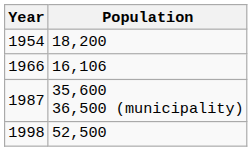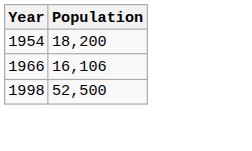- row: (26, 100)
